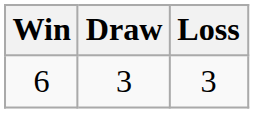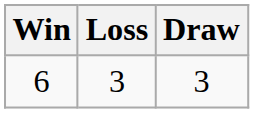columns swapped: (124, 30) <-> (209, 30)
